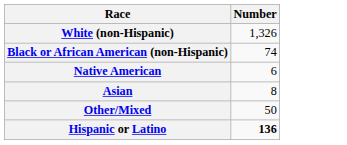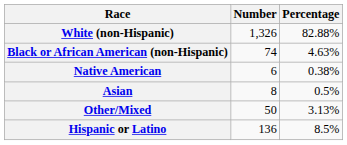+ column: (311, 14)
(268, 129) bold -> (268, 129) normal
